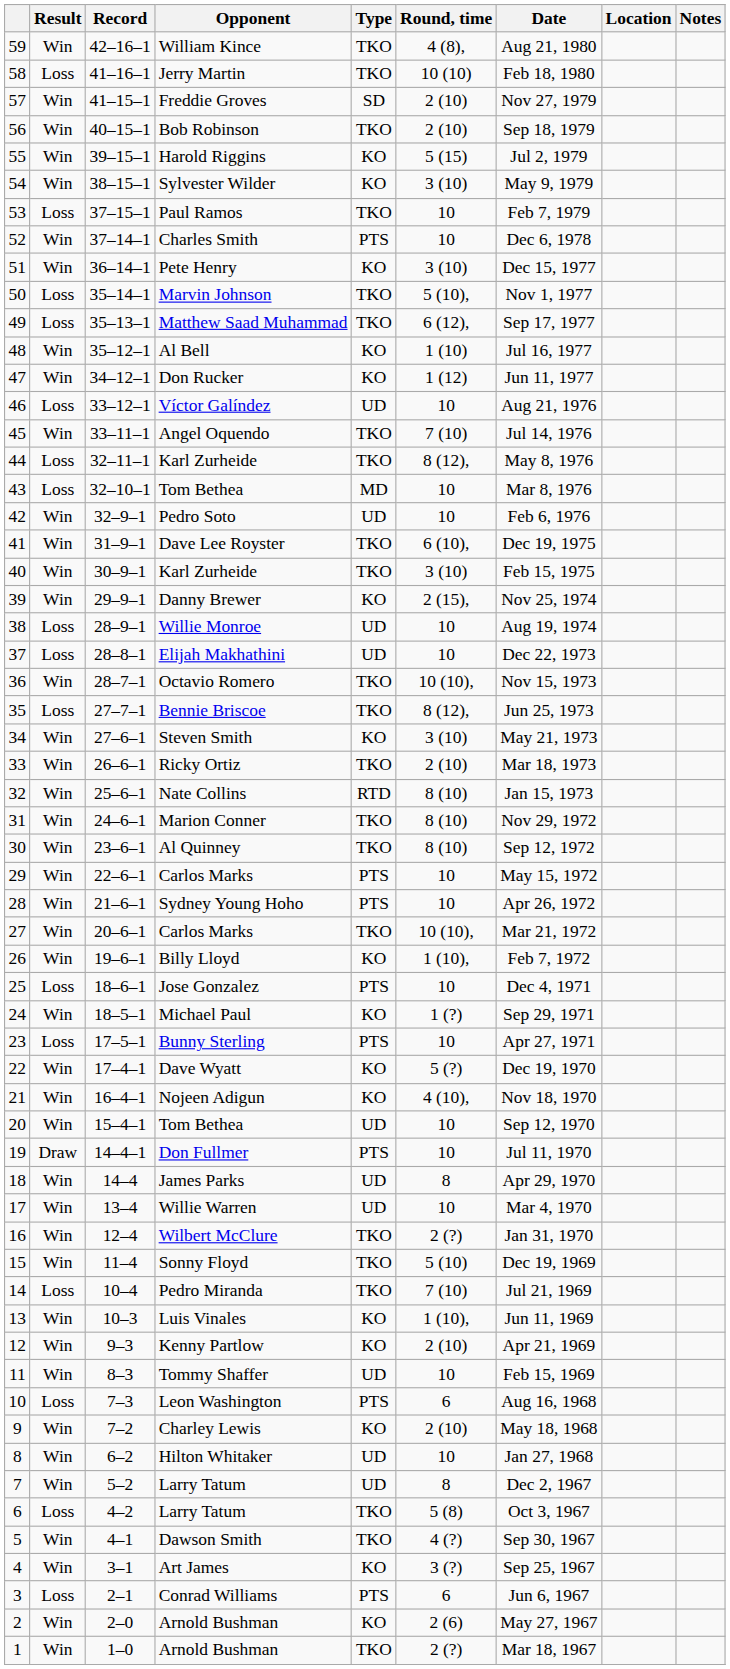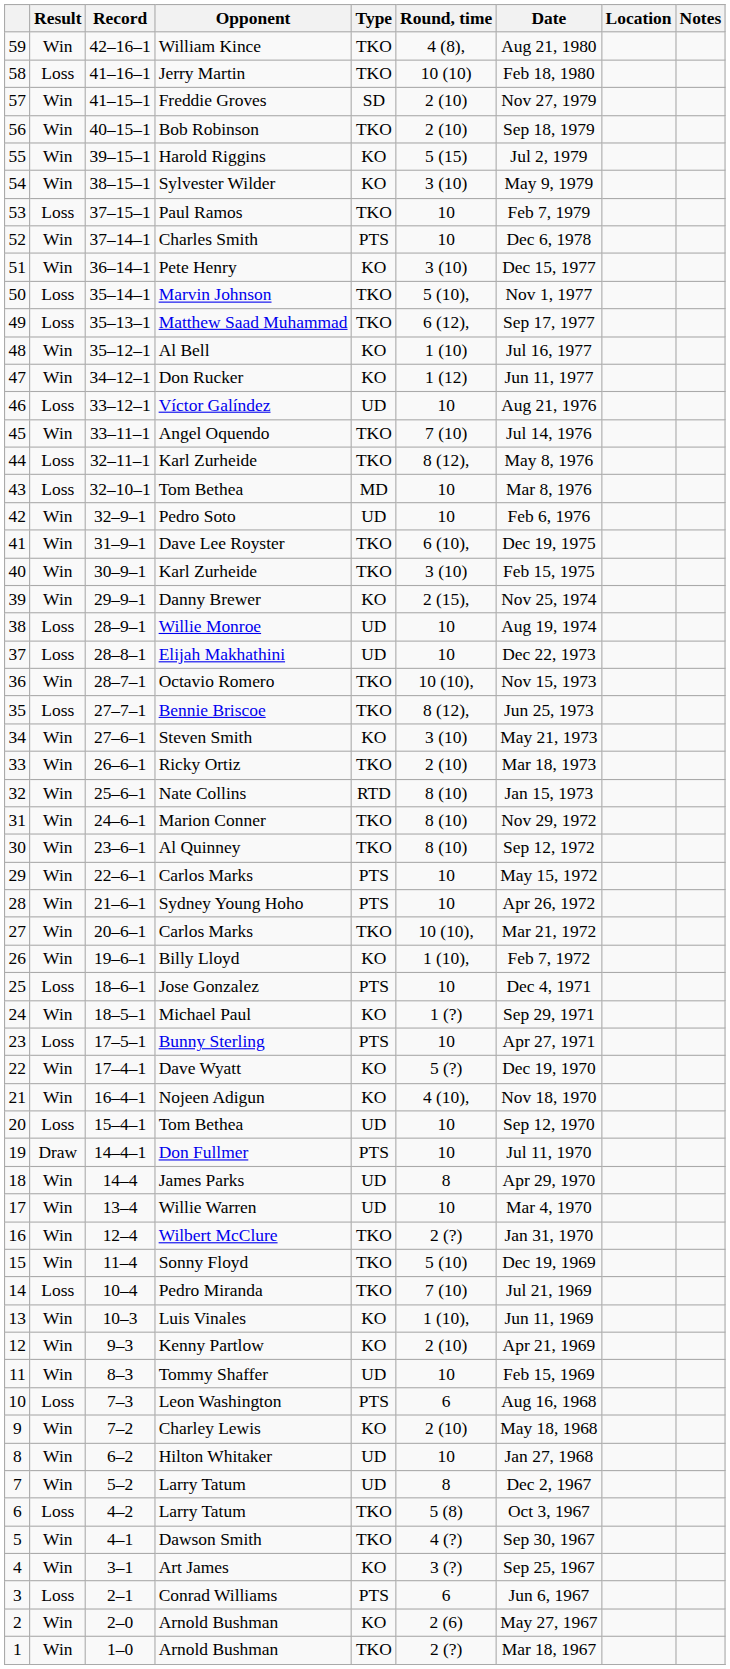(58, 1124) Win -> (58, 1124) Loss
